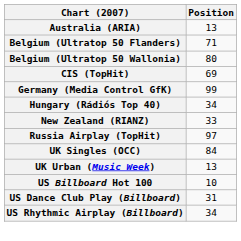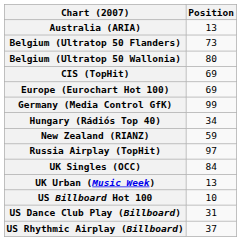(211, 43) 71 -> (211, 43) 73
+ row: (95, 89)
(211, 120) 33 -> (211, 136) 59
(211, 213) 34 -> (211, 229) 37
